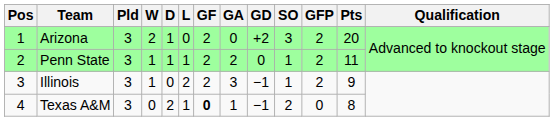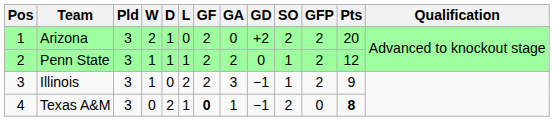(288, 37) 3 -> (288, 37) 2
(351, 60) 11 -> (351, 60) 12
(351, 104) normal -> (351, 104) bold
